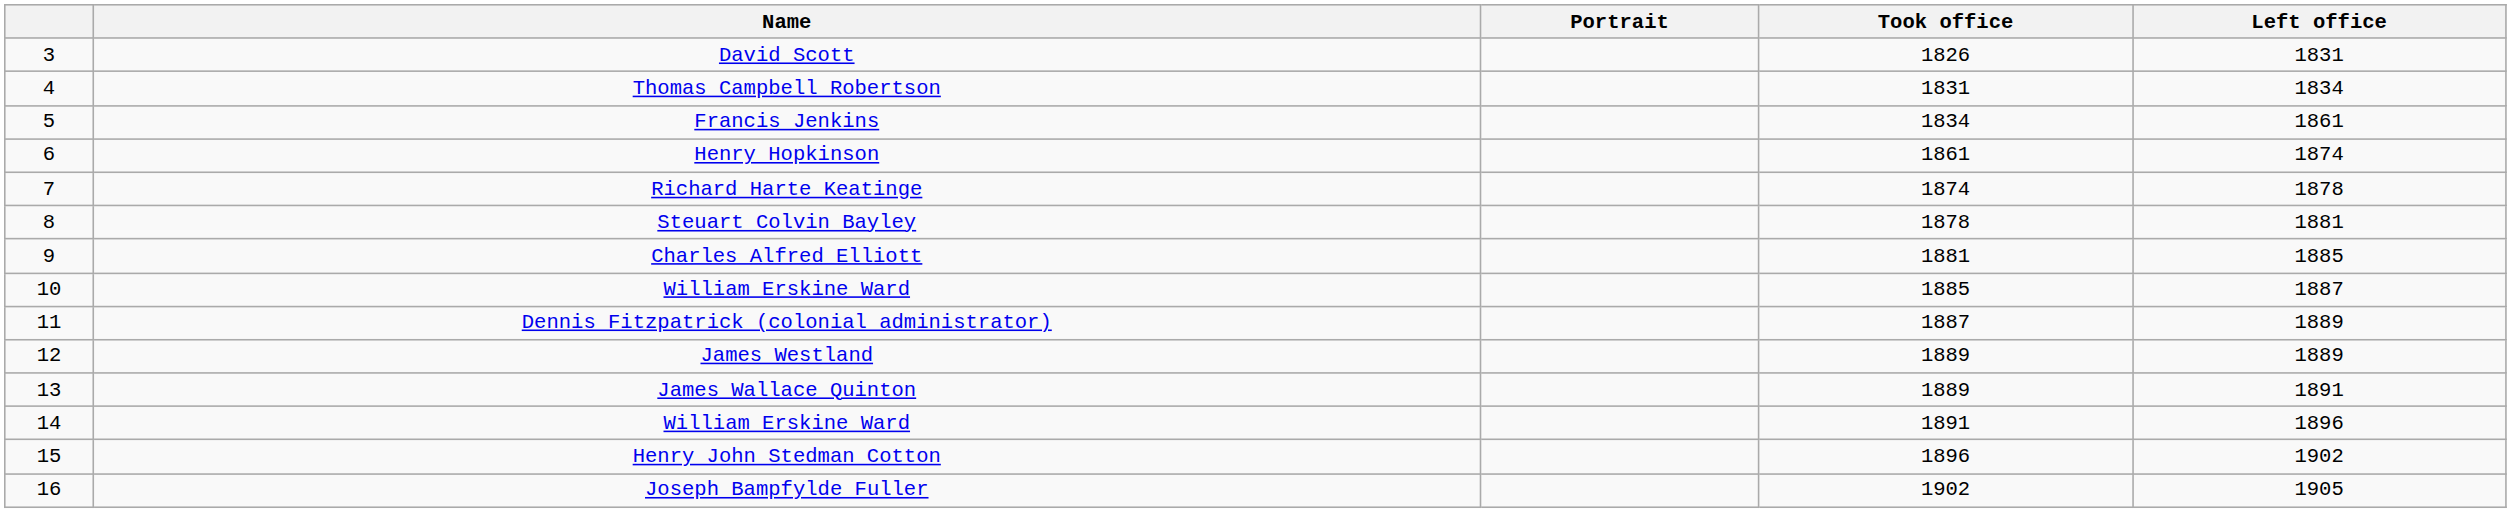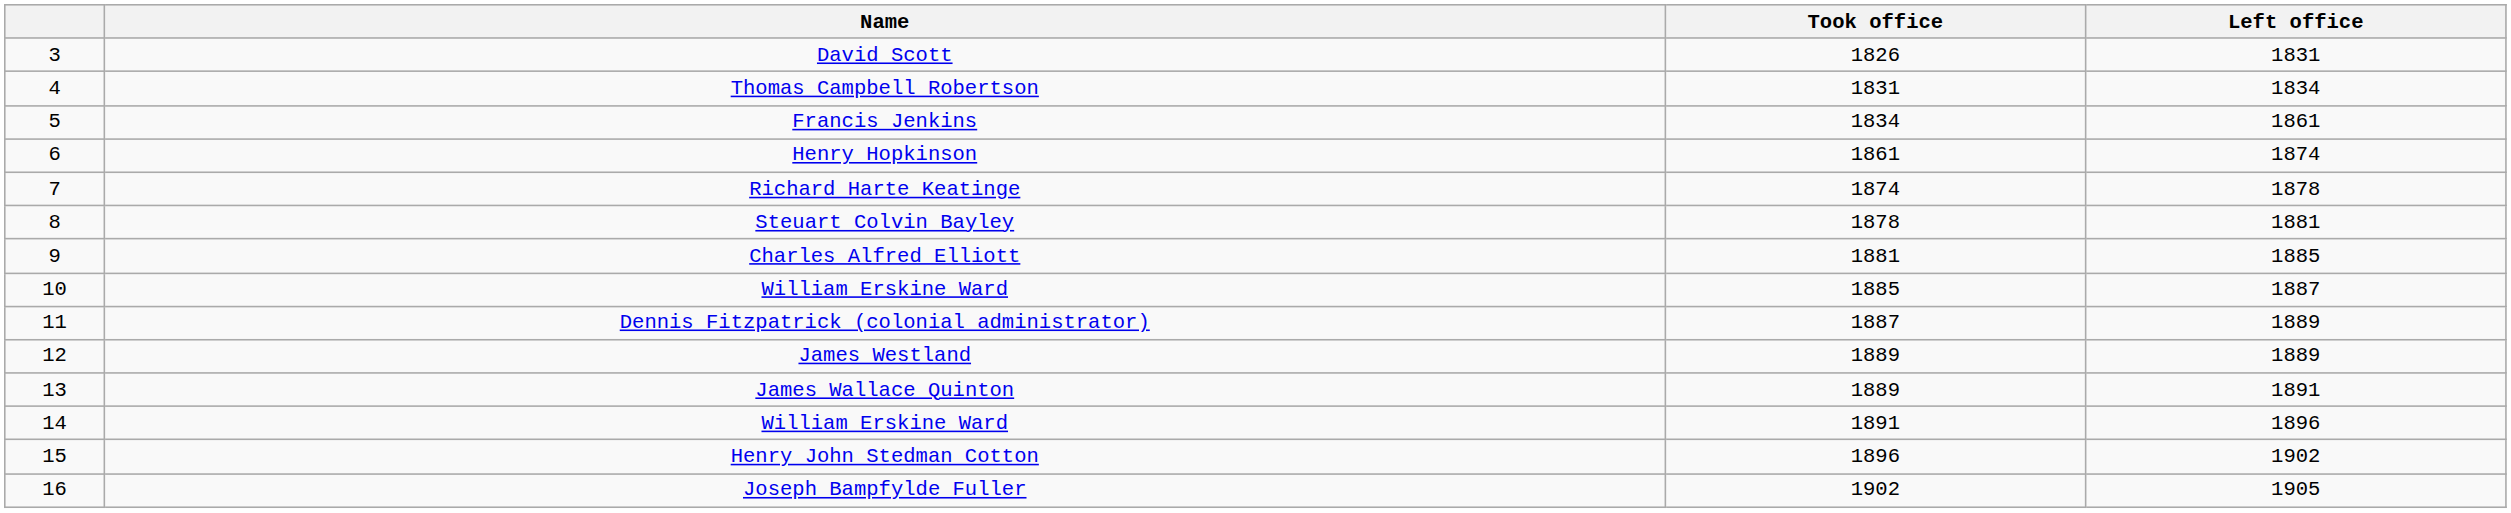- column: (1620, 22)
